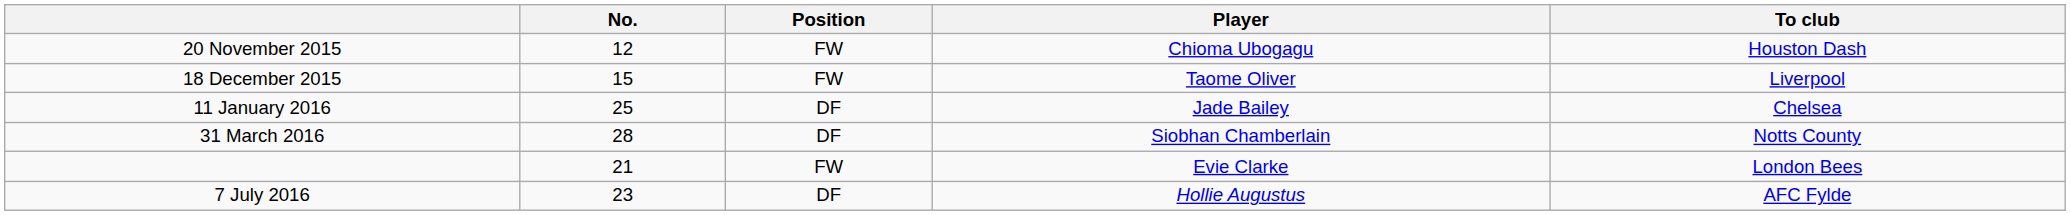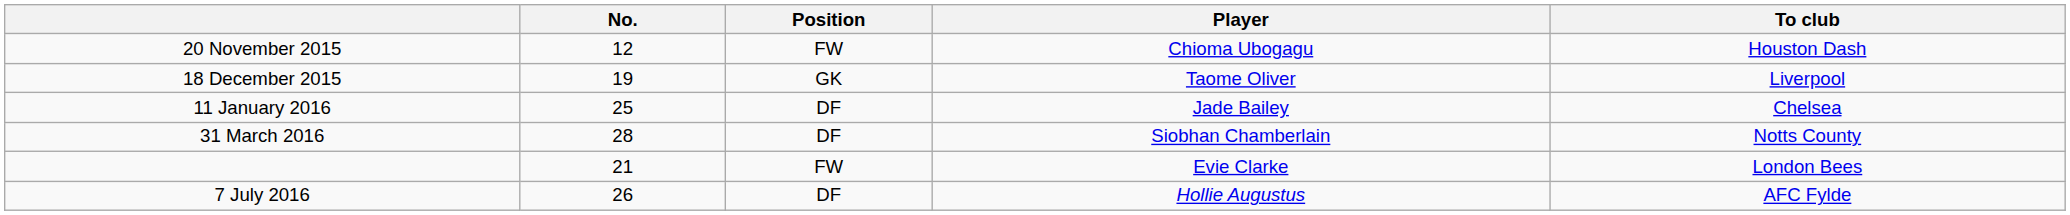(623, 78) 15 -> (623, 78) 19
(829, 78) FW -> (829, 78) GK
(623, 195) 23 -> (623, 195) 26
